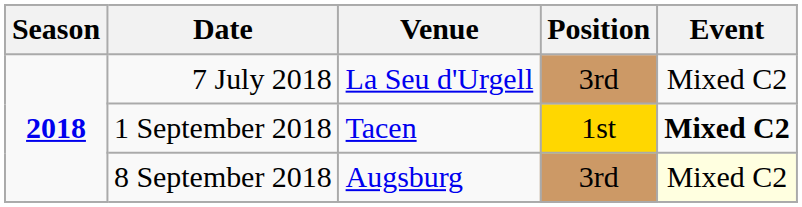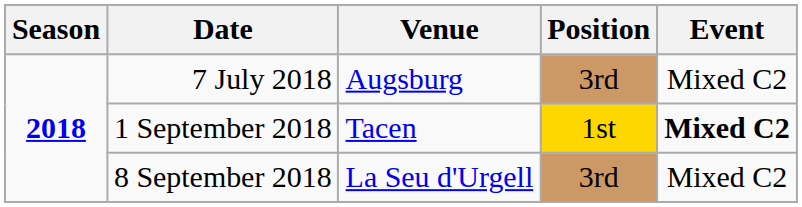(439, 78) La Seu d'Urgell -> (404, 78) Augsburg
(404, 177) Augsburg -> (439, 177) La Seu d'Urgell
(727, 177) lightyellow background -> (727, 177) no background
